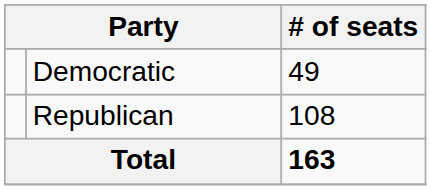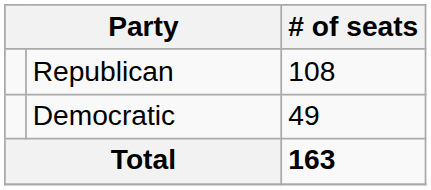rows swapped: (103, 116) <-> (104, 71)
